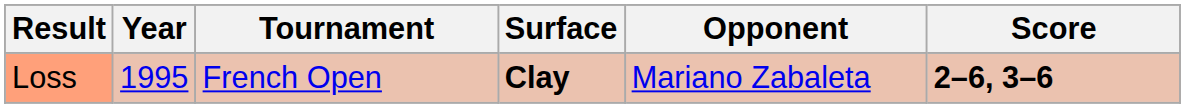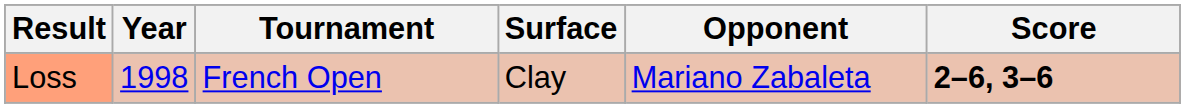(154, 77) 1995 -> (154, 77) 1998
(537, 77) bold -> (535, 77) normal
